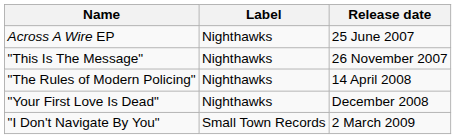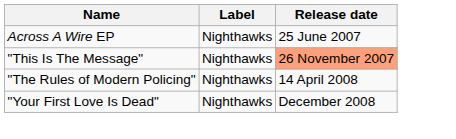(390, 58) no background -> (336, 58) lightsalmon background
- row: (84, 123)
